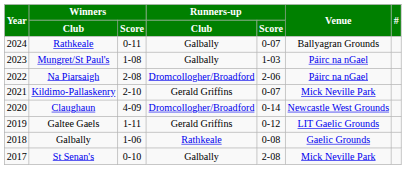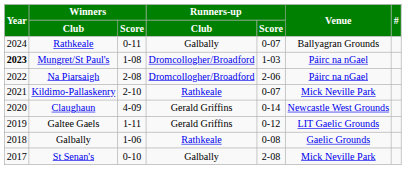(17, 60) normal -> (17, 60) bold
(202, 60) Galbally -> (202, 60) Dromcollogher/Broadford
(202, 92) Gerald Griffins -> (202, 92) Rathkeale
(202, 108) Dromcollogher/Broadford -> (202, 108) Gerald Griffins
